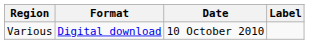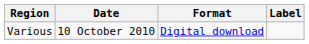columns swapped: (215, 13) <-> (110, 13)
